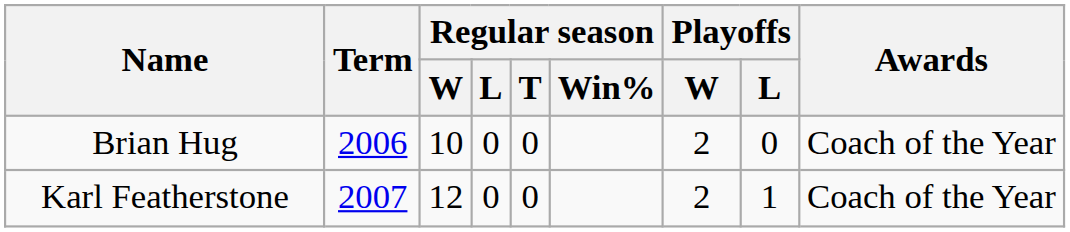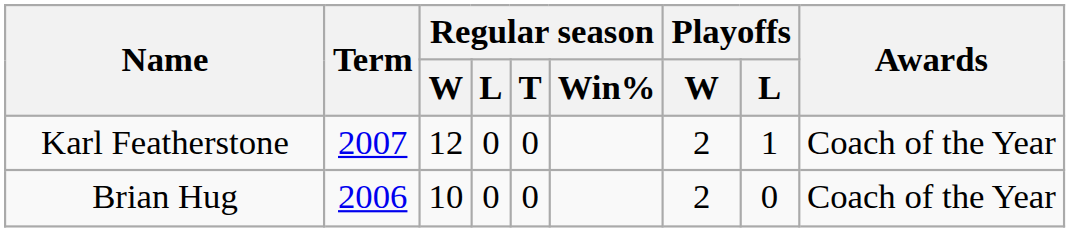rows swapped: (165, 142) <-> (165, 197)
